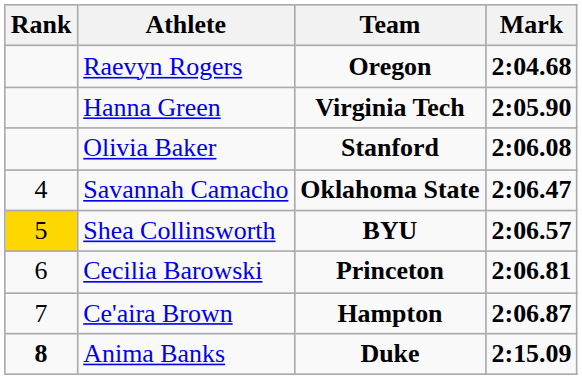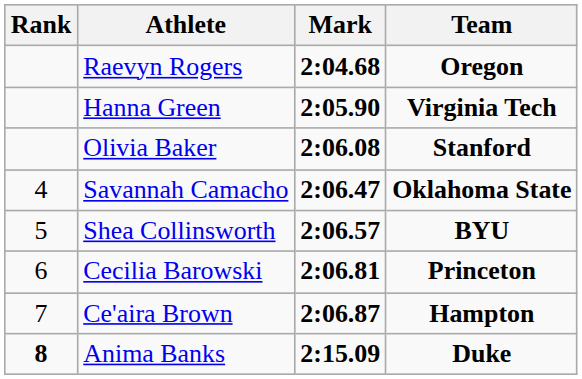columns swapped: (390, 25) <-> (532, 25)
(41, 230) gold background -> (41, 230) no background
